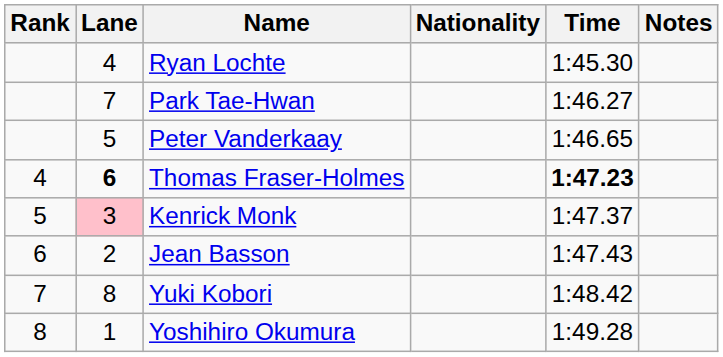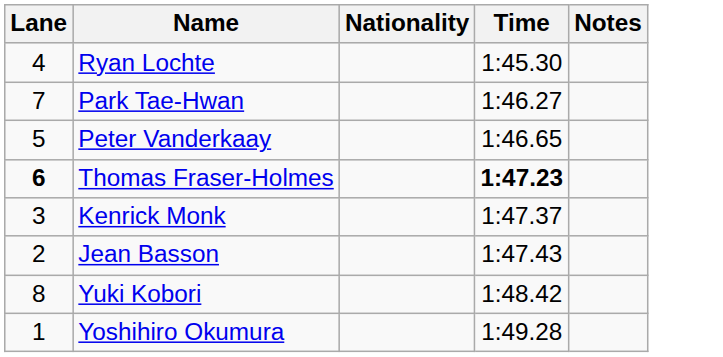- column: (40, 23)
(109, 216) pink background -> (39, 216) no background
